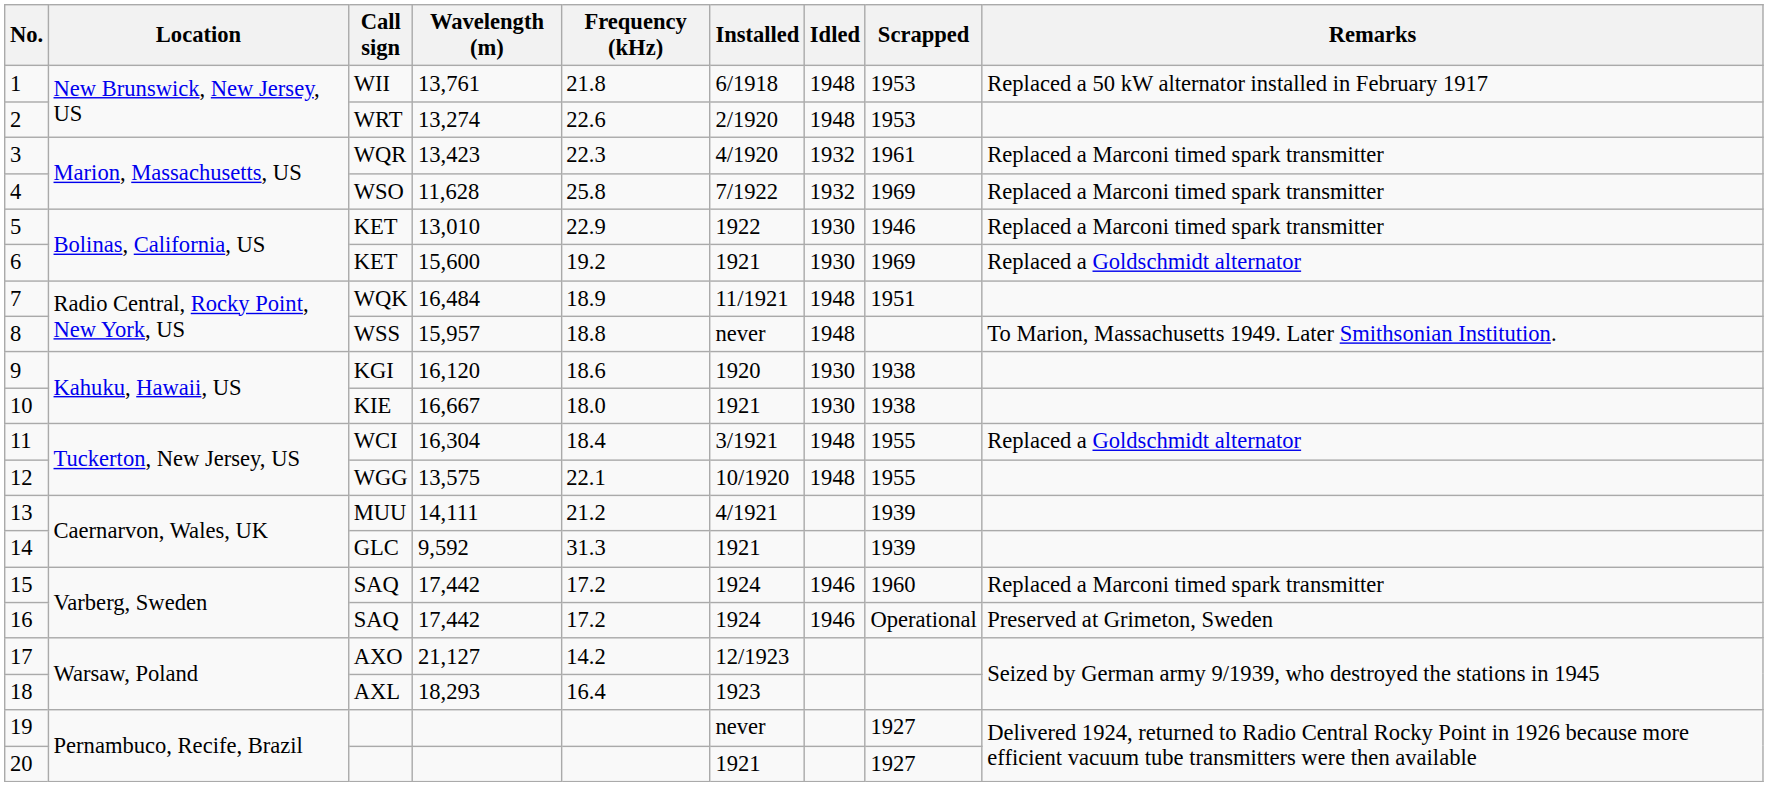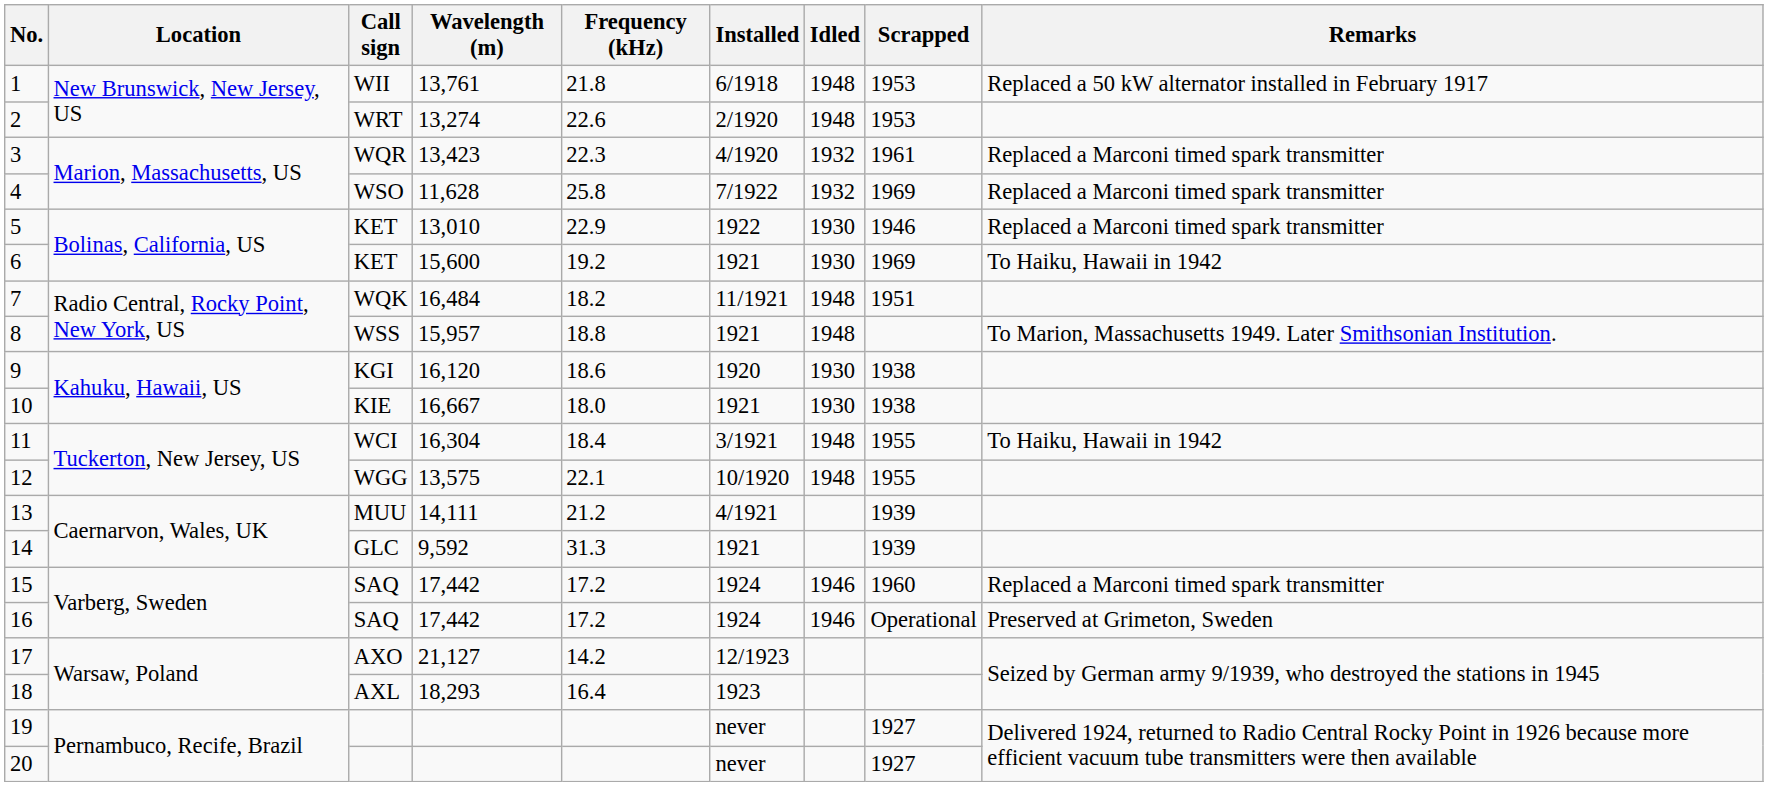(1144, 262) Replaced a Goldschmidt alternator -> (1105, 262) To Haiku, Hawaii in 1942
(586, 298) 18.9 -> (586, 298) 18.2
(740, 333) never -> (738, 333) 1921
(1144, 441) Replaced a Goldschmidt alternator -> (1105, 441) To Haiku, Hawaii in 1942
(738, 763) 1921 -> (740, 763) never
